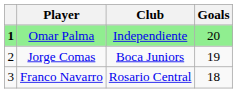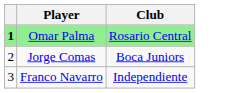- column: (214, 14)
(150, 35) Independiente -> (150, 35) Rosario Central
(150, 77) Rosario Central -> (150, 77) Independiente
